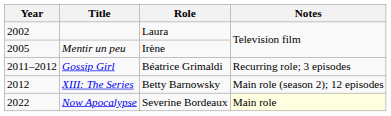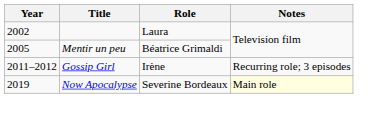(154, 48) Irène -> (182, 48) Béatrice Grimaldi
(182, 66) Béatrice Grimaldi -> (154, 66) Irène
- row: (98, 84)
(18, 102) 2022 -> (18, 84) 2019
